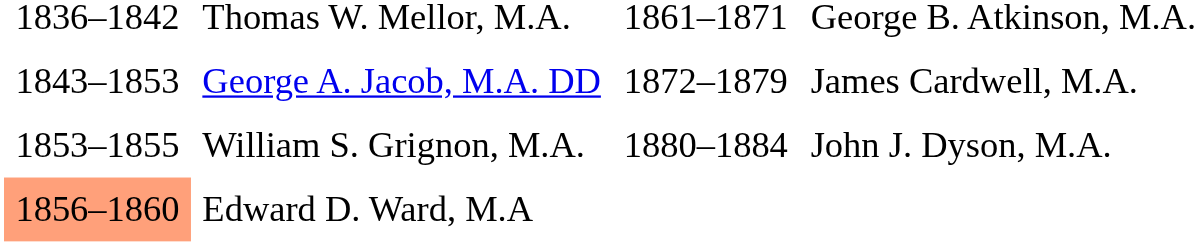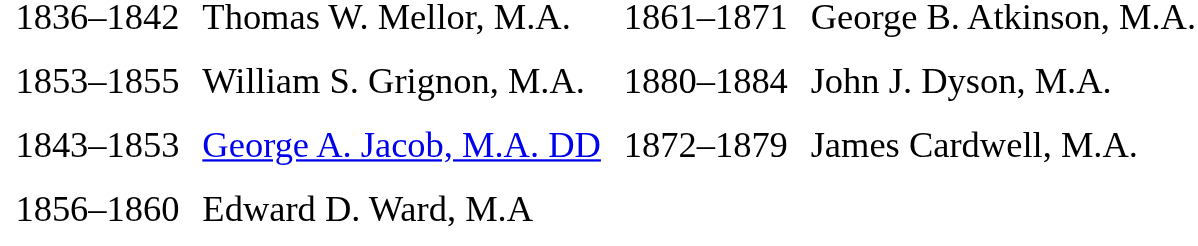rows swapped: (402, 81) <-> (394, 144)
(97, 208) lightsalmon background -> (97, 208) no background
